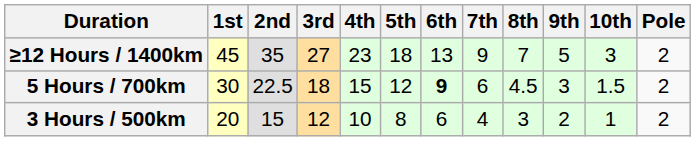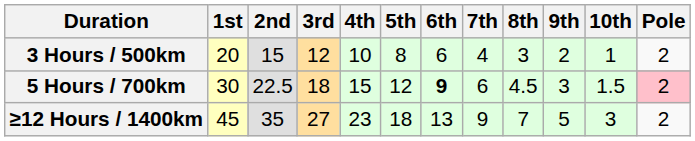rows swapped: (106, 120) <-> (106, 54)
(664, 87) no background -> (664, 87) pink background
